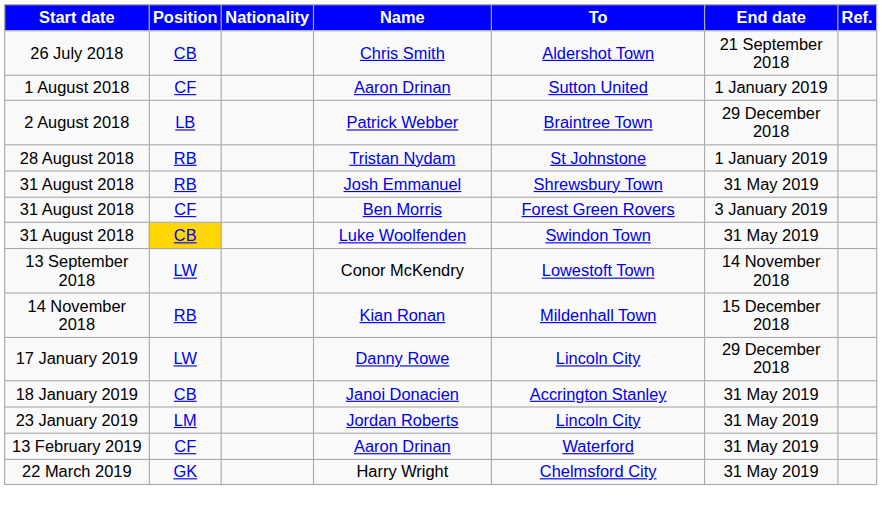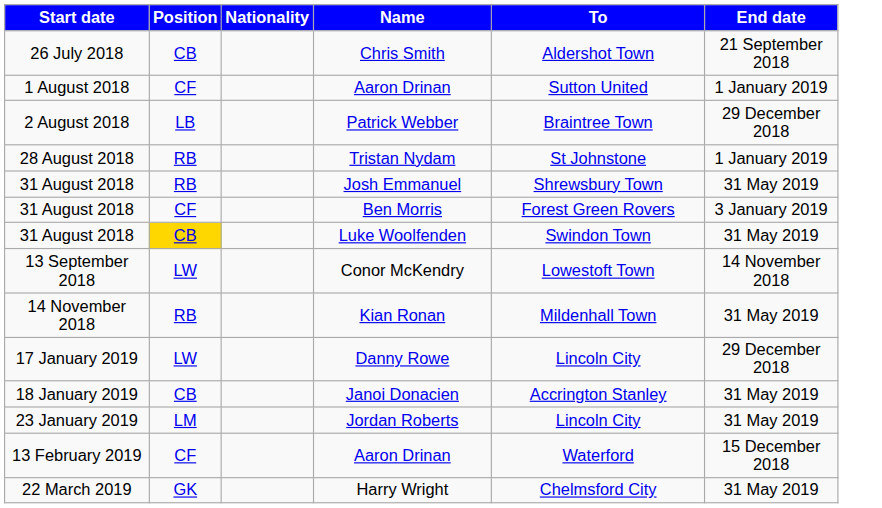- column: (857, 18)
(771, 315) 15 December 2018 -> (771, 315) 31 May 2019
(771, 446) 31 May 2019 -> (771, 455) 15 December 2018
